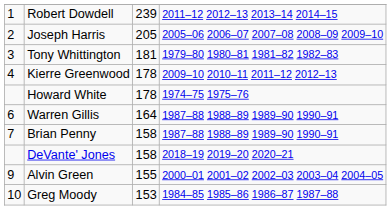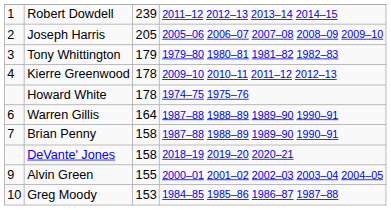(146, 54) 181 -> (146, 54) 179
